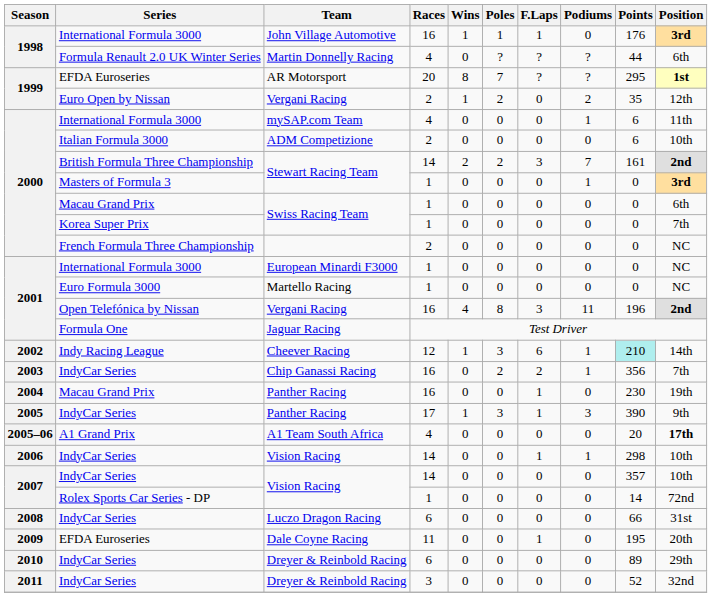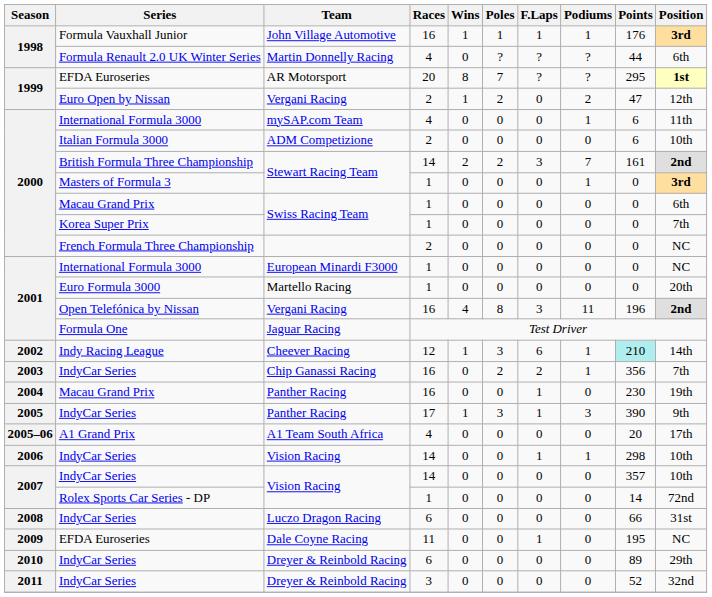(130, 35) International Formula 3000 -> (123, 35) Formula Vauxhall Junior
(588, 35) 0 -> (588, 35) 1
(635, 98) 35 -> (635, 98) 47
(681, 287) NC -> (681, 287) 20th
(681, 434) bold -> (681, 434) normal
(681, 539) 20th -> (681, 539) NC
